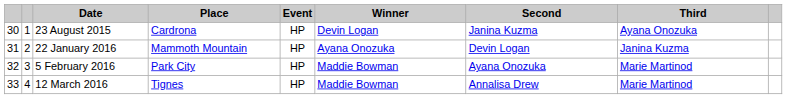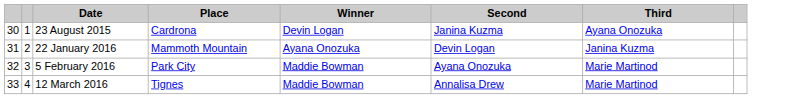- column: (297, 13)
